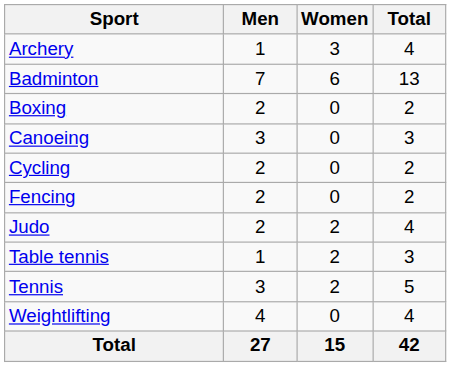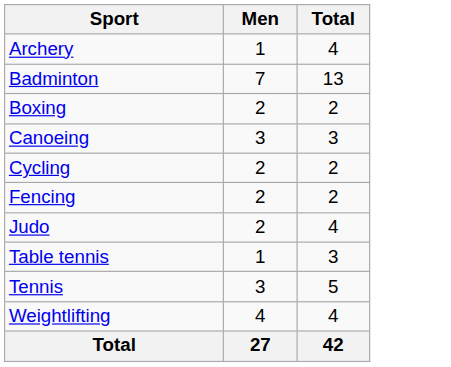- column: (335, 19)
